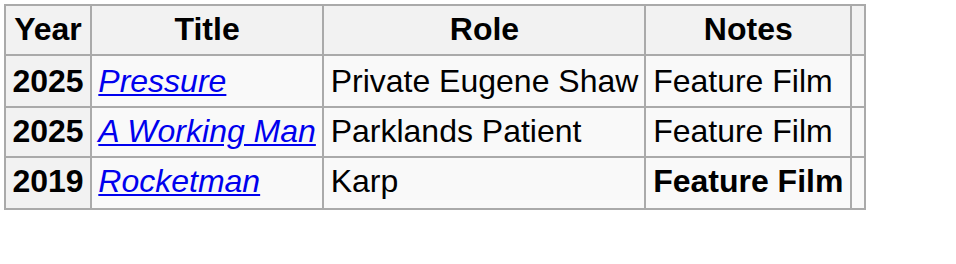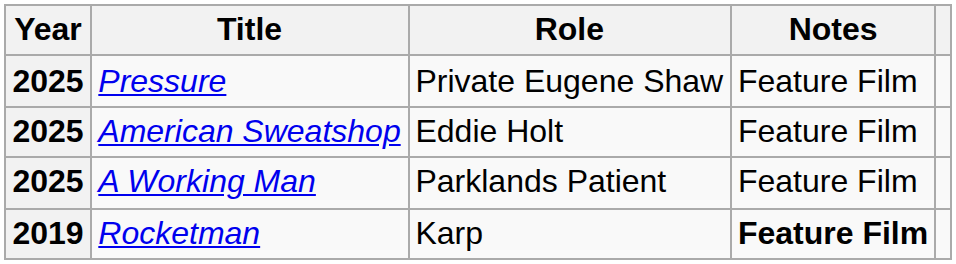+ row: (250, 131)
